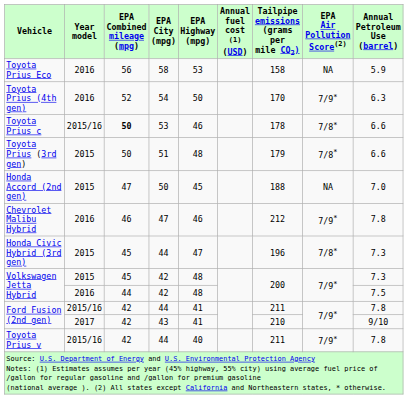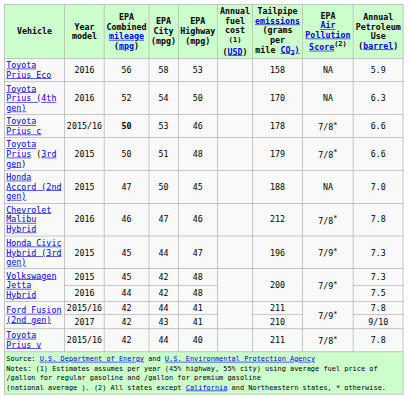(328, 98) 7/9* -> (328, 98) NA
(328, 220) 7/9* -> (328, 220) 7/8*
(328, 252) 7/8* -> (328, 252) 7/9*
(328, 340) 7/9* -> (328, 340) 7/8*
